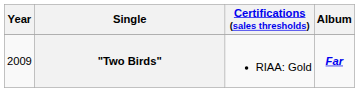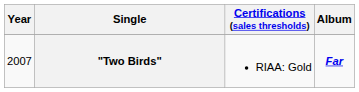(19, 61) 2009 -> (19, 61) 2007
